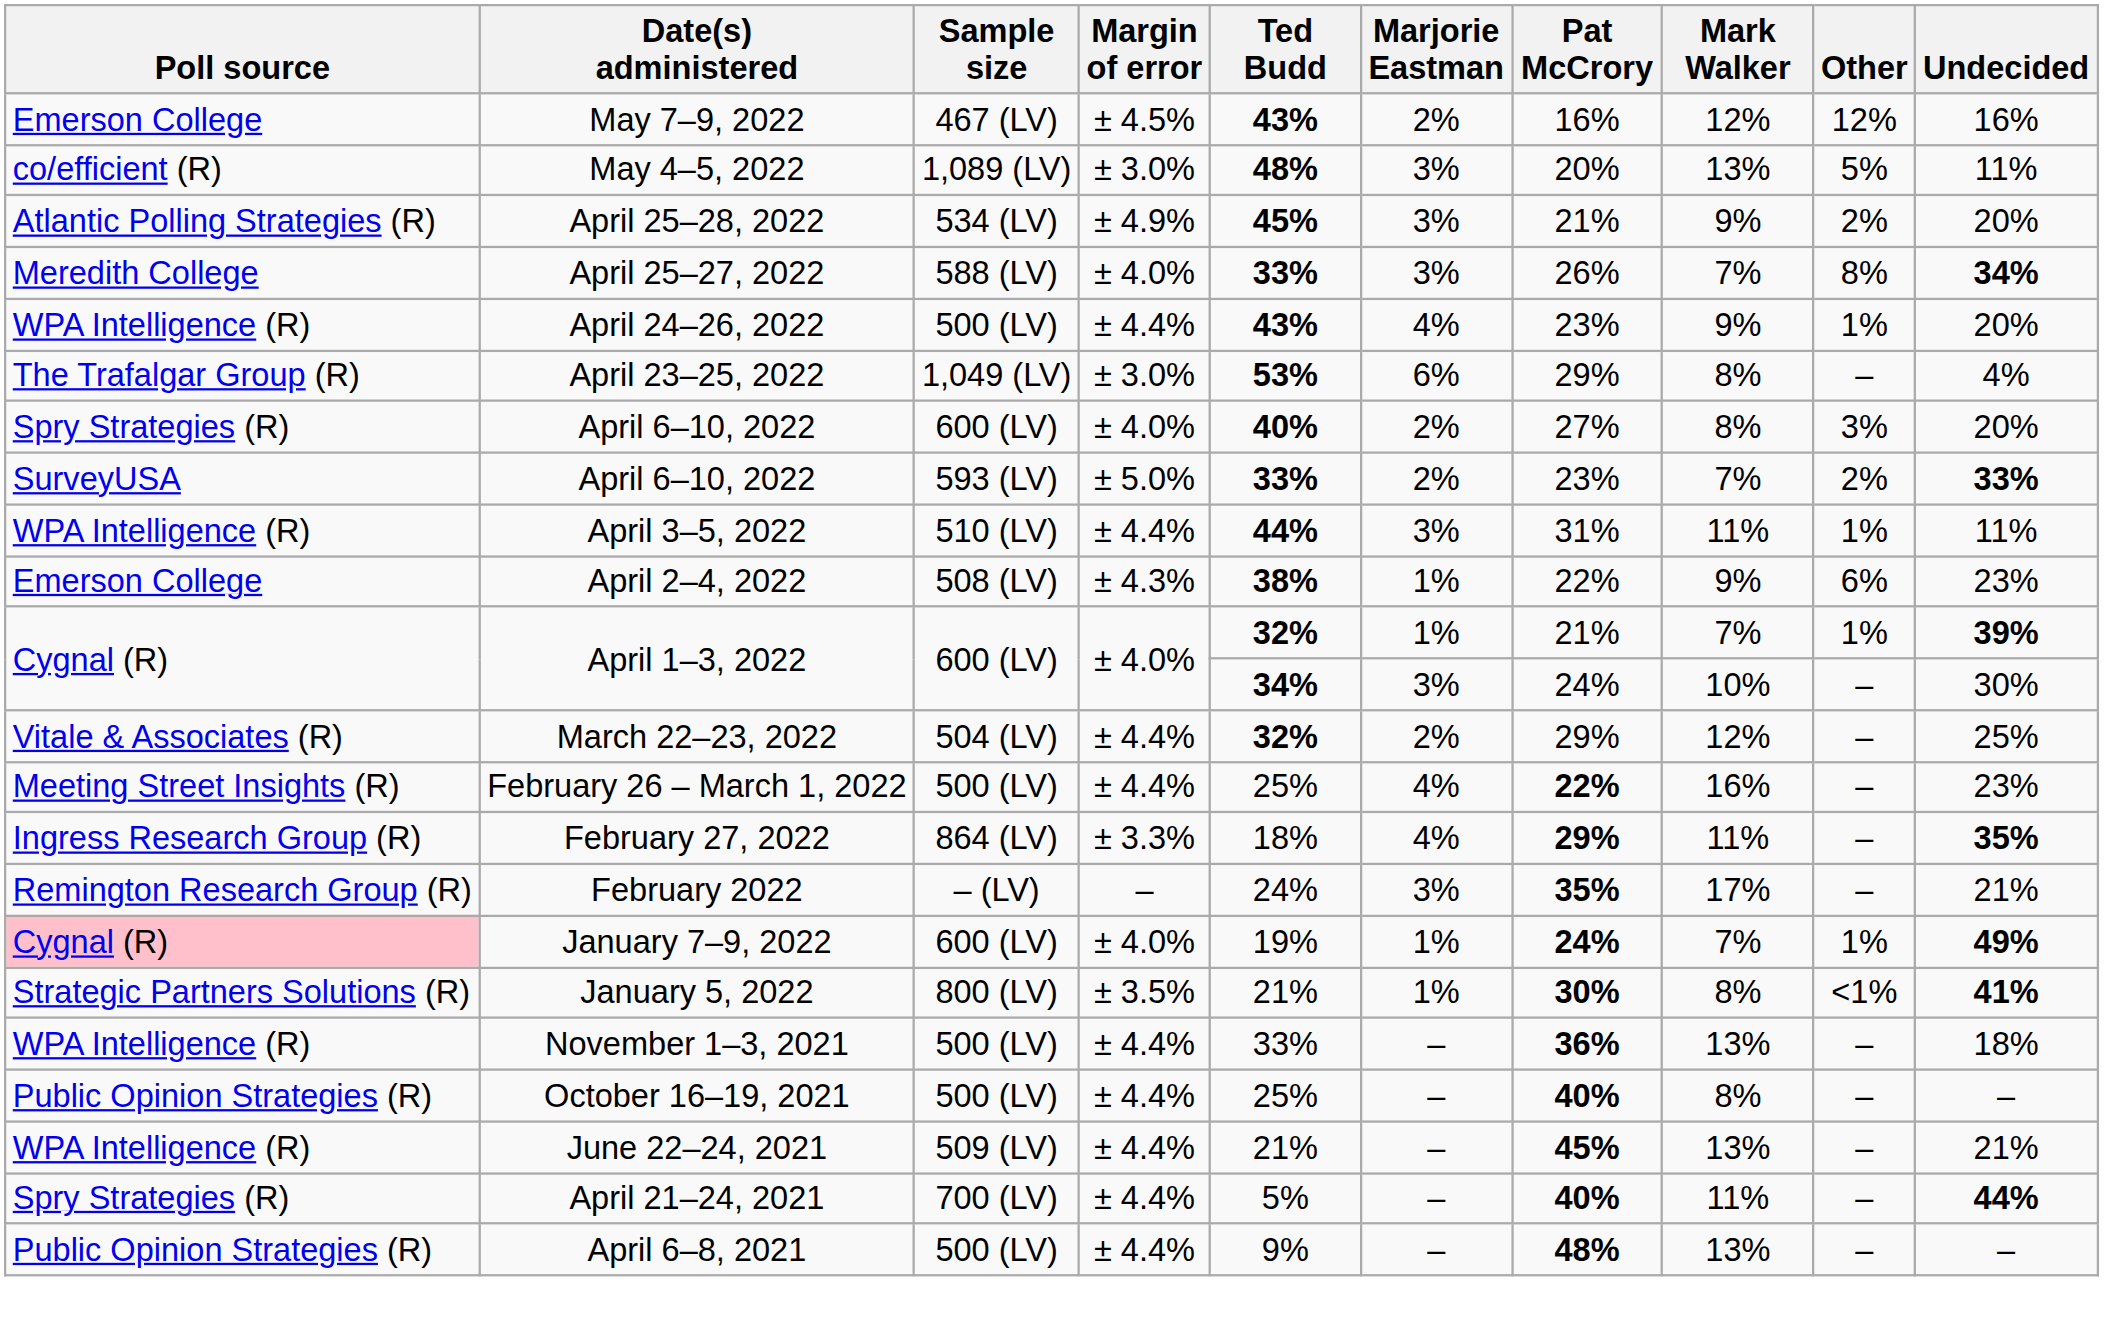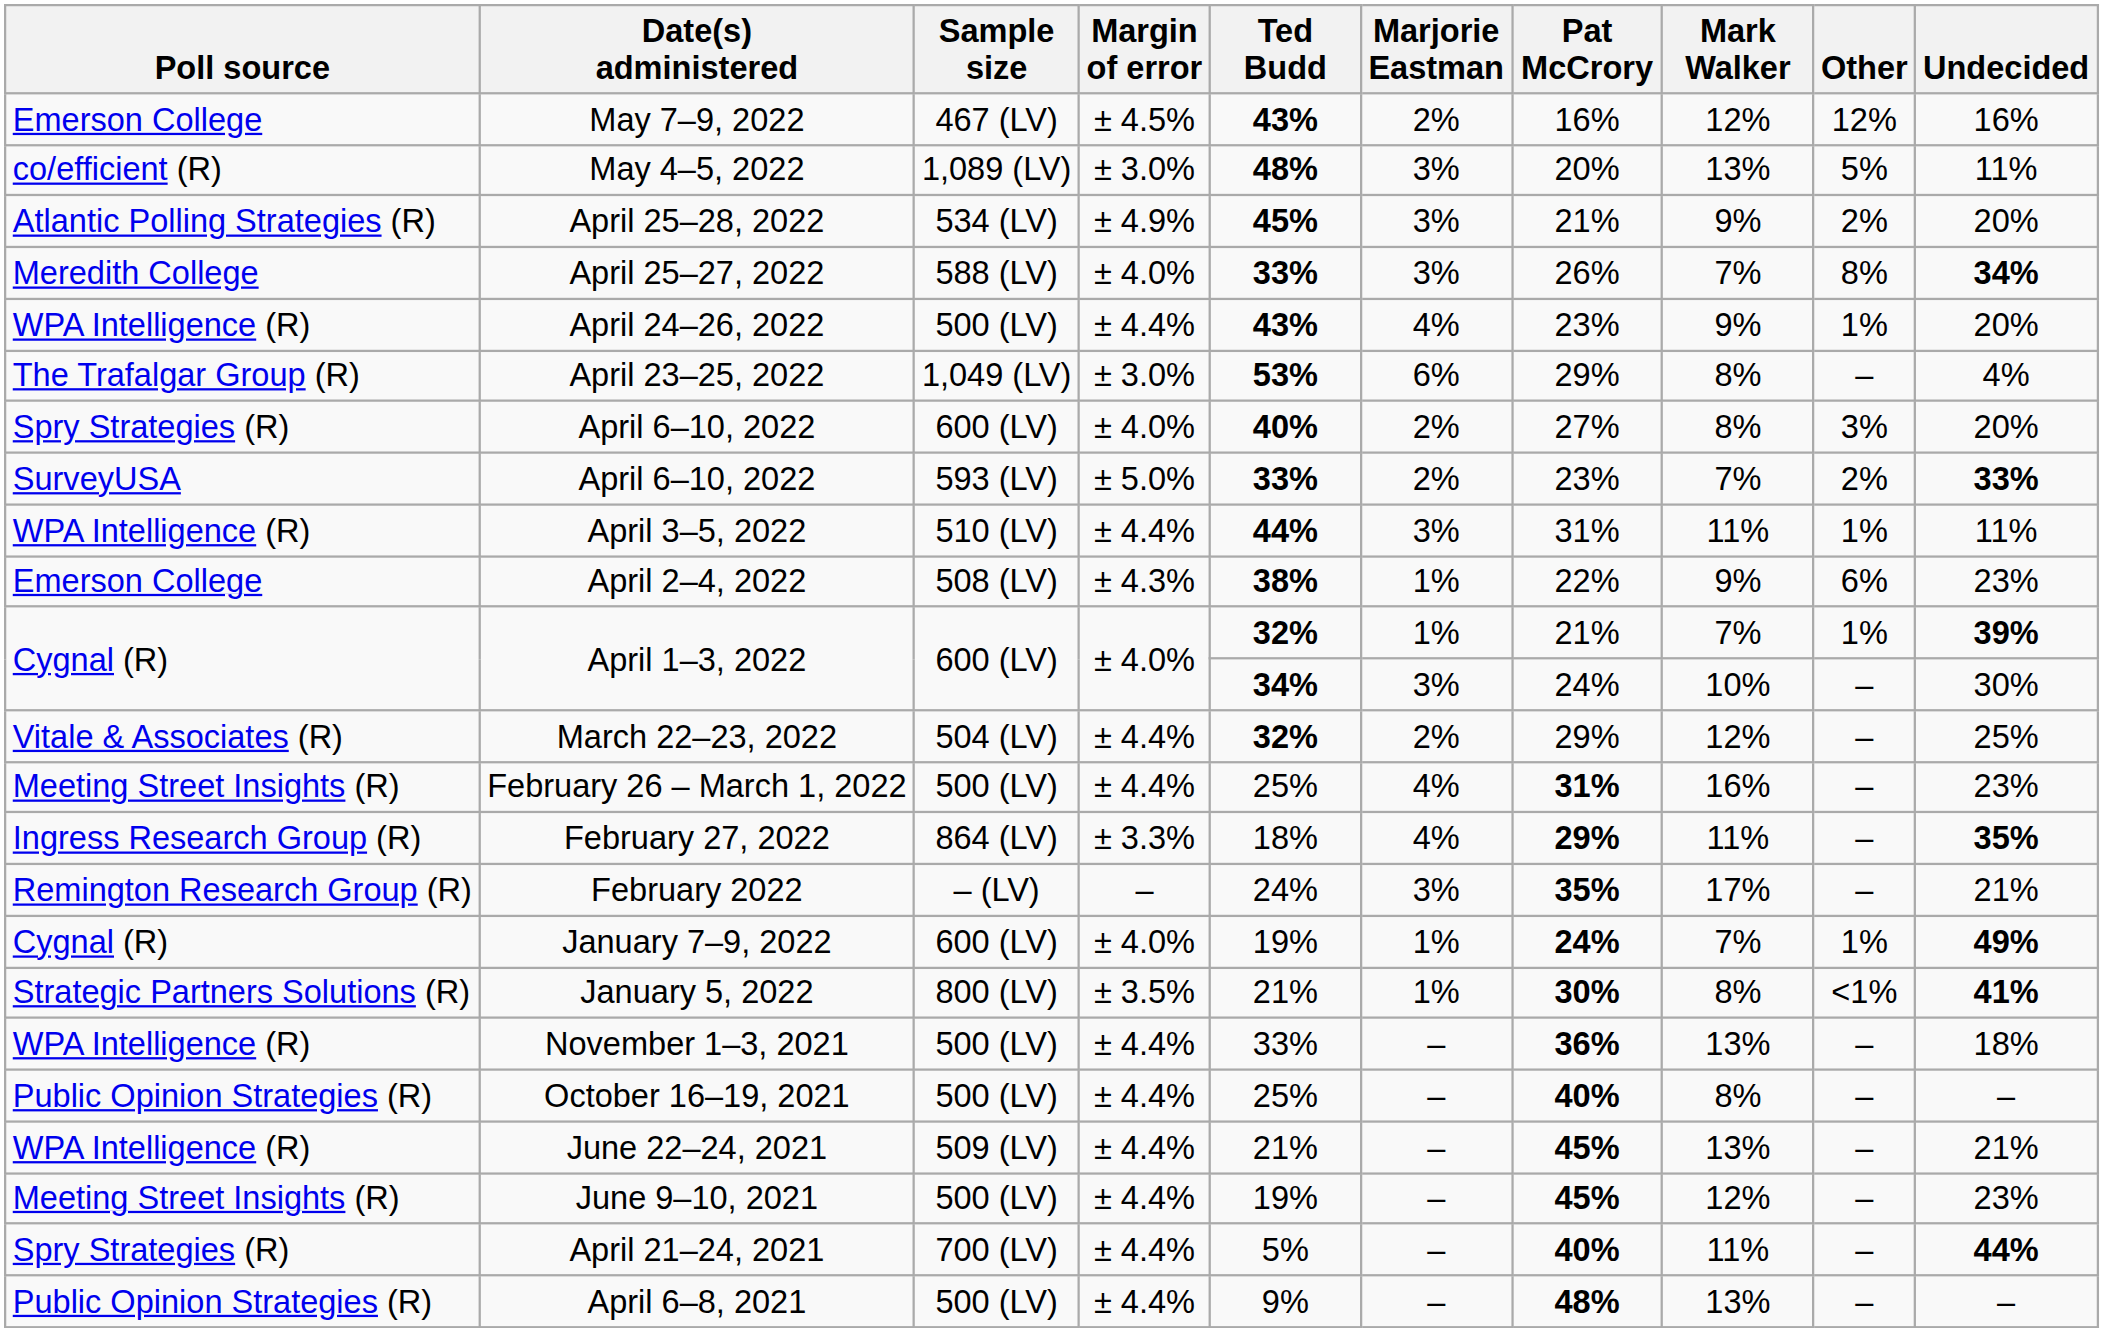(1587, 787) 22% -> (1587, 787) 31%
(90, 941) pink background -> (90, 941) no background
+ row: (697, 1199)
